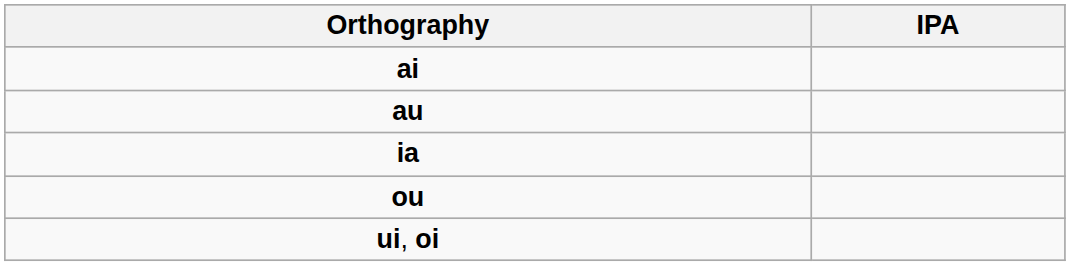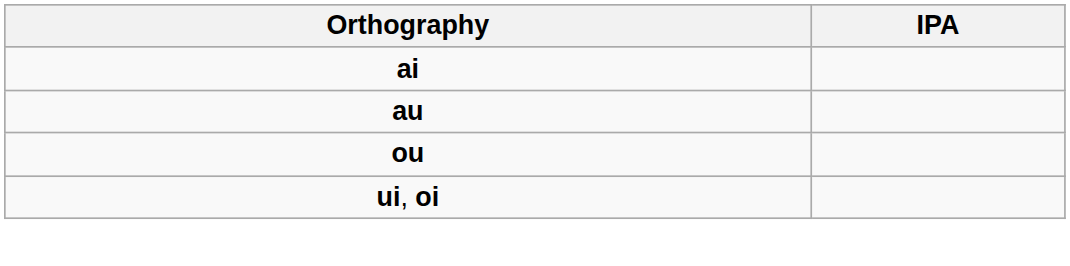- row: (408, 153)
